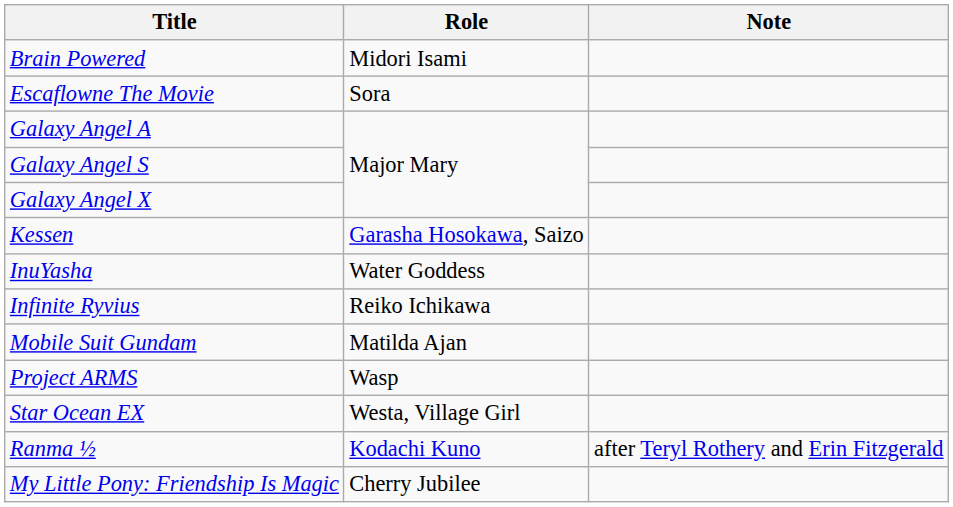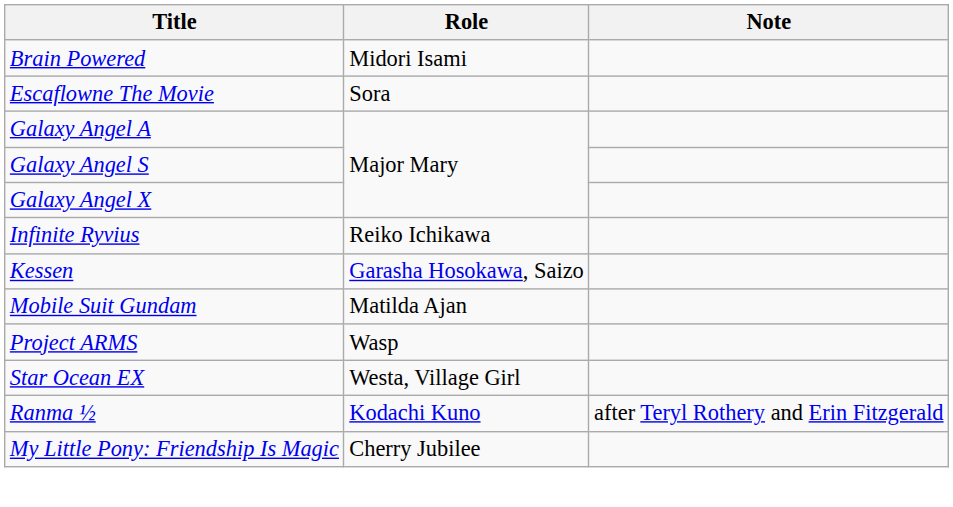rows swapped: (75, 306) <-> (42, 235)
- row: (51, 270)
